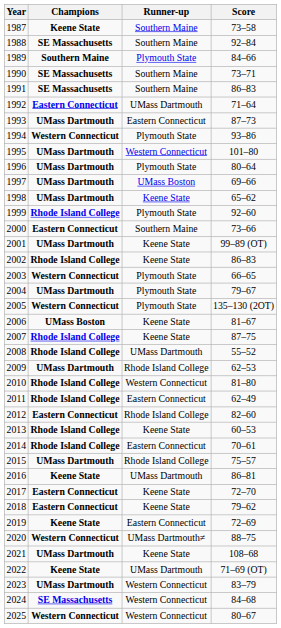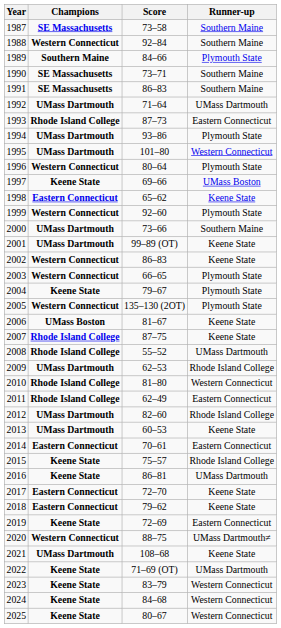columns swapped: (244, 12) <-> (166, 12)
(75, 27) Keene State -> (75, 27) SE Massachusetts
(75, 43) SE Massachusetts -> (75, 43) Western Connecticut
(75, 105) Eastern Connecticut -> (75, 105) UMass Dartmouth
(75, 120) UMass Dartmouth -> (75, 120) Rhode Island College
(75, 136) Western Connecticut -> (75, 136) UMass Dartmouth
(75, 167) UMass Dartmouth -> (75, 167) Western Connecticut
(75, 182) UMass Dartmouth -> (75, 182) Keene State
(75, 197) UMass Dartmouth -> (75, 197) Eastern Connecticut
(75, 213) Rhode Island College -> (75, 213) Western Connecticut
(75, 228) Eastern Connecticut -> (75, 228) UMass Dartmouth
(75, 259) Rhode Island College -> (75, 259) Western Connecticut
(75, 290) UMass Dartmouth -> (75, 290) Keene State
(75, 414) Eastern Connecticut -> (75, 414) UMass Dartmouth
(75, 430) Rhode Island College -> (75, 430) UMass Dartmouth
(75, 445) Rhode Island College -> (75, 445) Eastern Connecticut
(75, 461) UMass Dartmouth -> (75, 461) Keene State
(75, 584) UMass Dartmouth -> (75, 584) Keene State
(75, 600) SE Massachusetts -> (75, 600) Keene State
(75, 615) Western Connecticut -> (75, 615) Keene State
